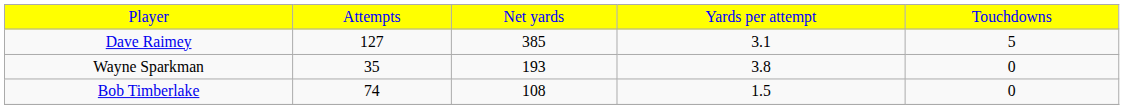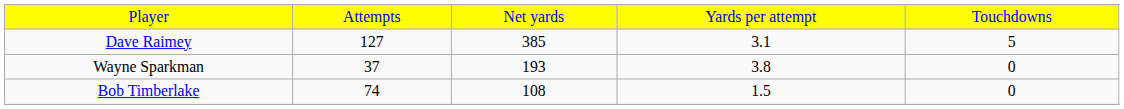(372, 66) 35 -> (372, 66) 37
